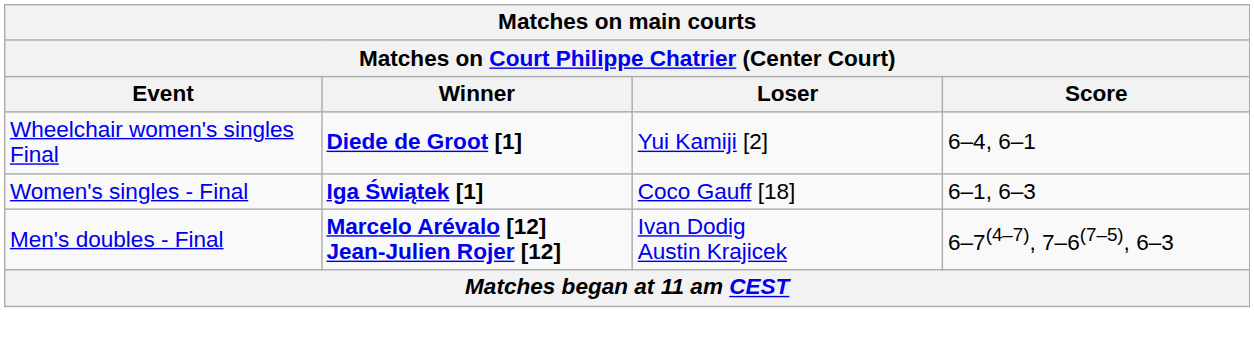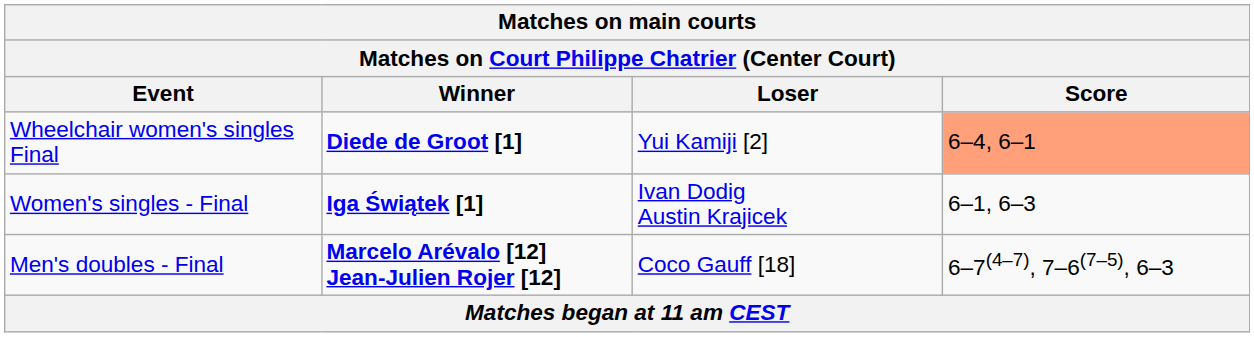(992, 142) no background -> (992, 142) lightsalmon background
(717, 190) Coco Gauff [18] -> (712, 203) Ivan Dodig Austin Krajicek
(712, 239) Ivan Dodig Austin Krajicek -> (717, 264) Coco Gauff [18]
